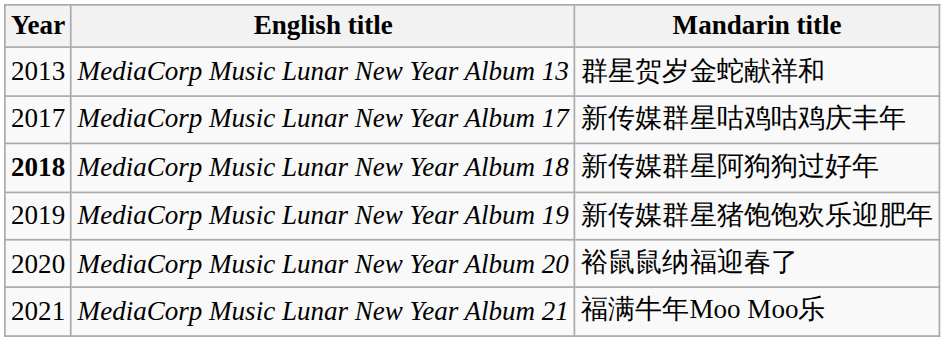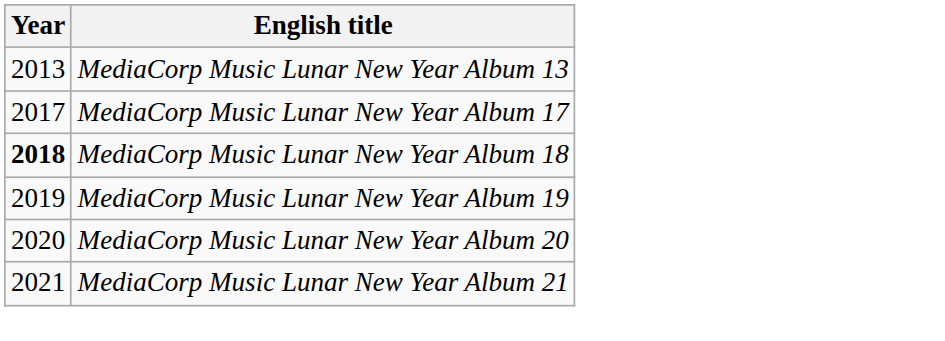- column: (757, 25)
